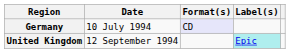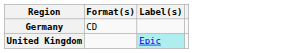- column: (132, 12)
(188, 26) lavender background -> (92, 26) no background
